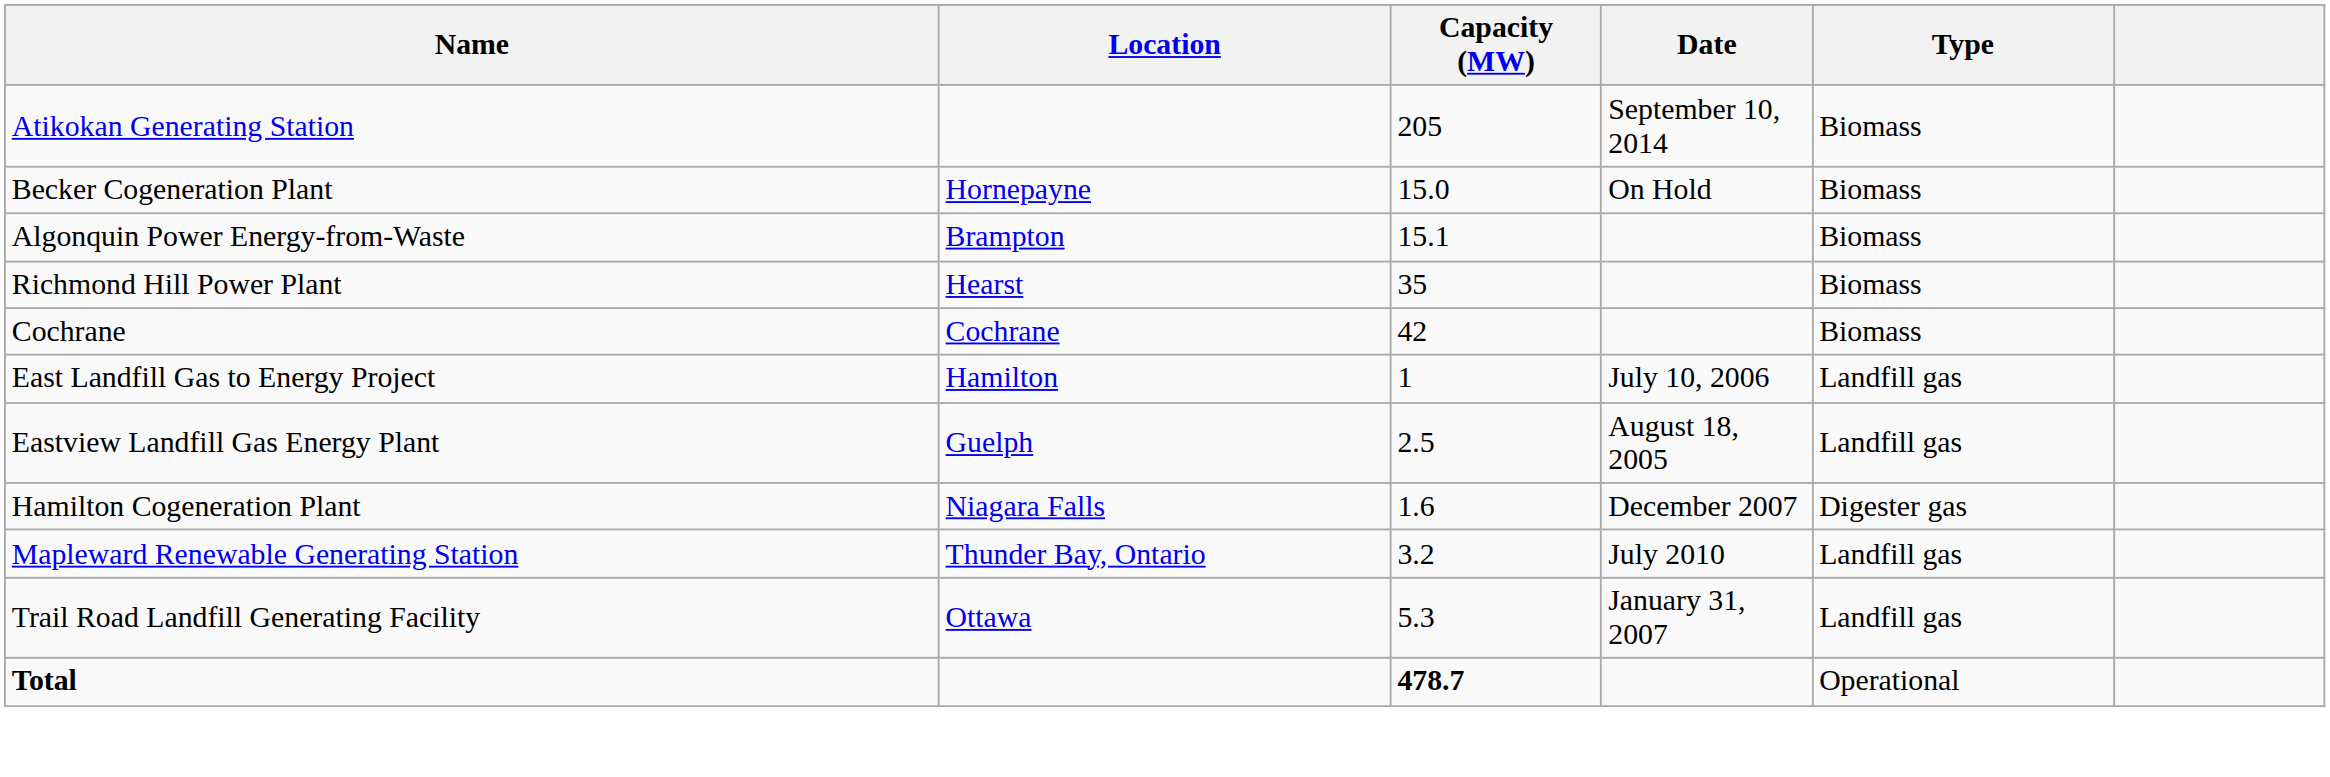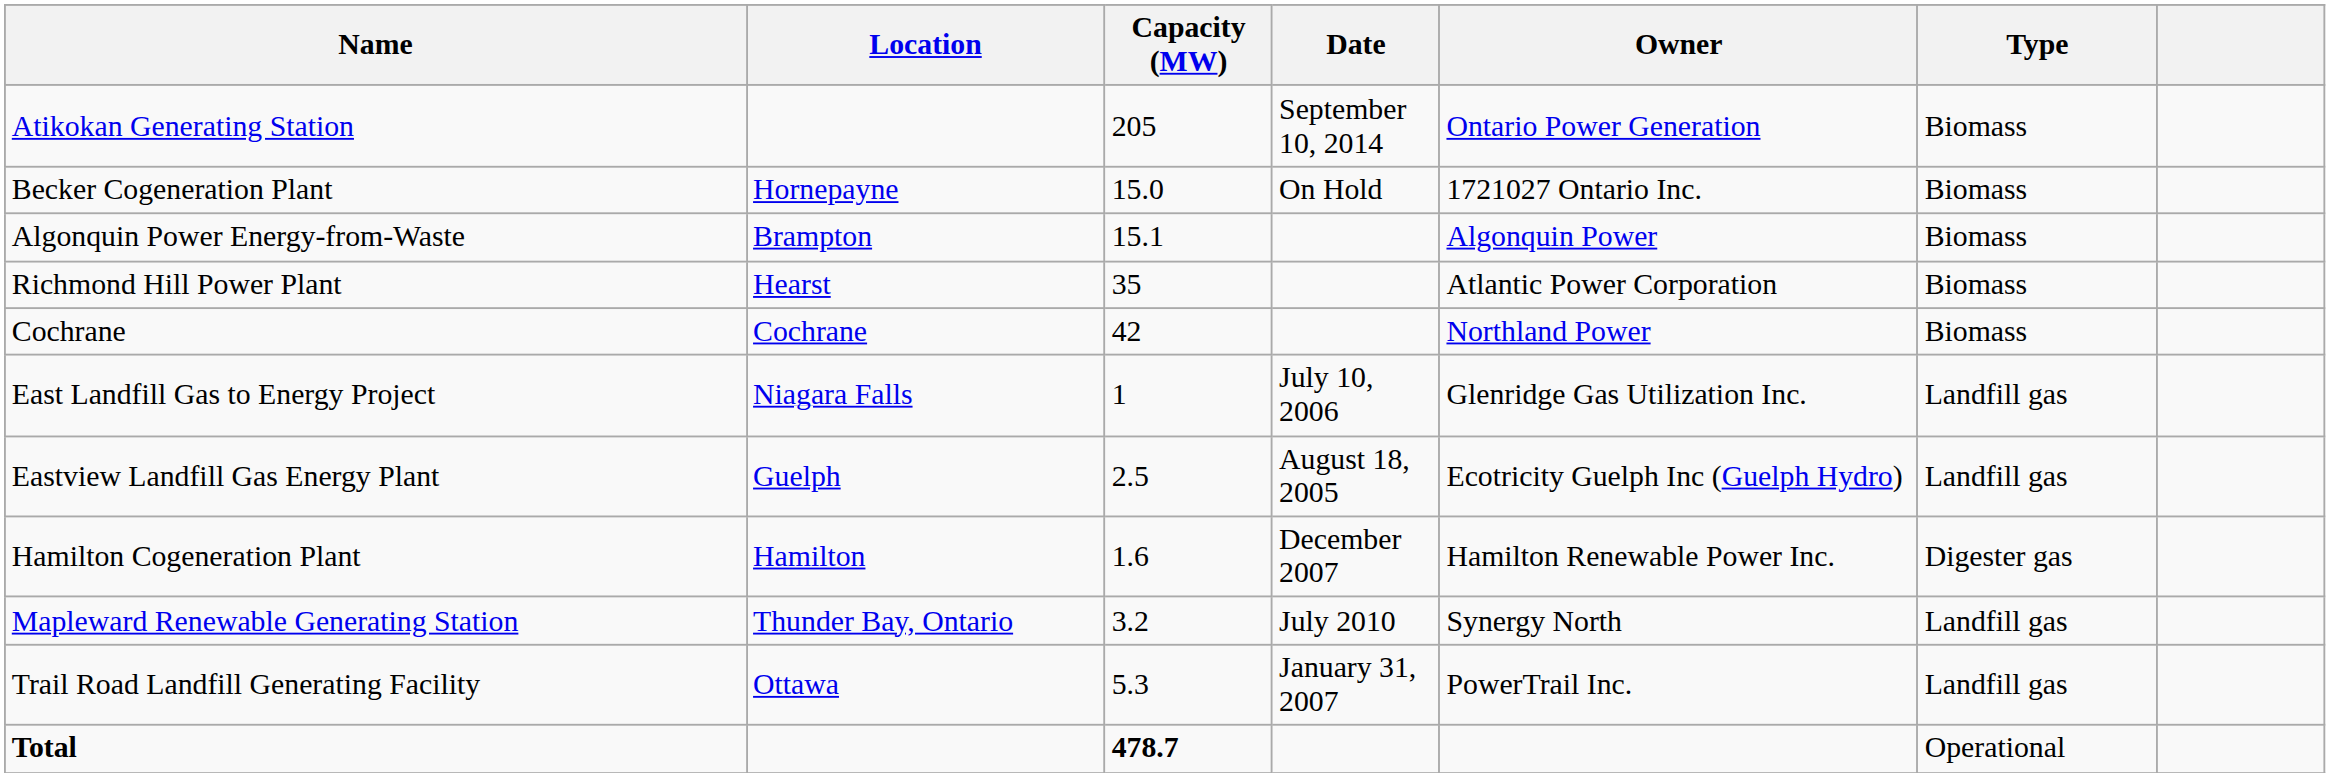+ column: (1679, 44)
(1002, 378) Hamilton -> (833, 394) Niagara Falls
(1025, 506) Niagara Falls -> (809, 556) Hamilton
